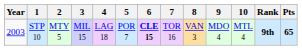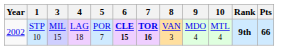- column: (59, 11)
(16, 32) 2003 -> (16, 32) 2002
(172, 31) normal -> (148, 32) bold
(289, 32) 65 -> (266, 32) 66
